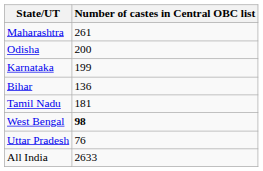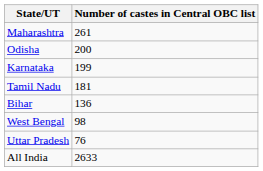rows swapped: (34, 103) <-> (20, 85)
(80, 121) bold -> (80, 121) normal
